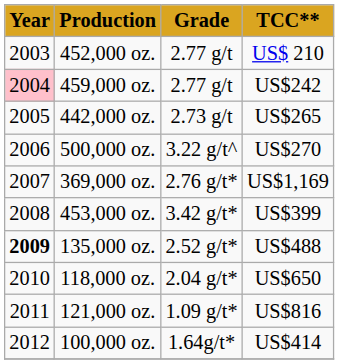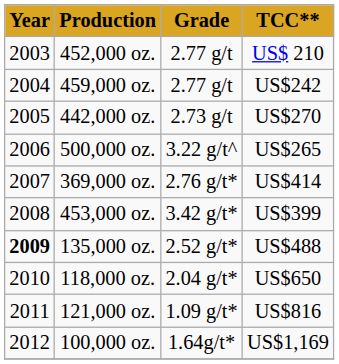(30, 85) pink background -> (30, 85) no background
(288, 117) US$265 -> (288, 117) US$270
(288, 149) US$270 -> (288, 149) US$265
(288, 181) US$1,169 -> (288, 181) US$414
(288, 342) US$414 -> (288, 342) US$1,169
